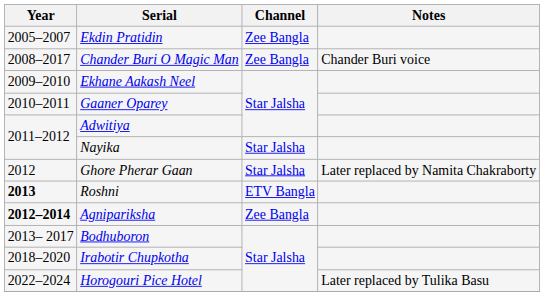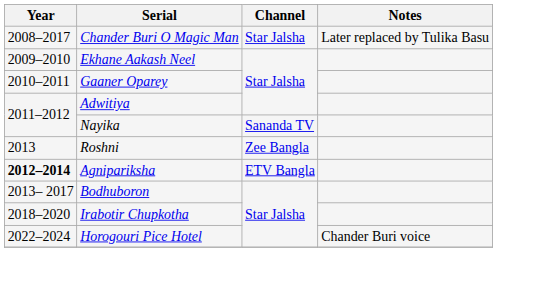- row: (121, 37)
(277, 59) Zee Bangla -> (275, 37) Star Jalsha
(376, 59) Chander Buri voice -> (405, 37) Later replaced by Tulika Basu
(275, 147) Star Jalsha -> (280, 125) Sananda TV
- row: (136, 170)
(22, 192) bold -> (22, 147) normal
(280, 192) ETV Bangla -> (277, 147) Zee Bangla
(277, 214) Zee Bangla -> (280, 170) ETV Bangla
(405, 280) Later replaced by Tulika Basu -> (376, 236) Chander Buri voice
